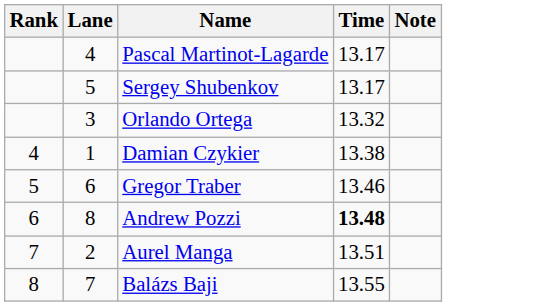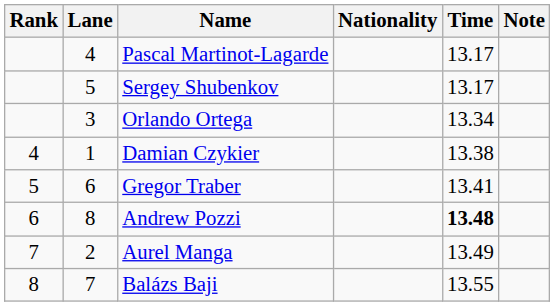+ column: (388, 20)
(361, 119) 13.32 -> (470, 119) 13.34
(361, 185) 13.46 -> (470, 185) 13.41
(361, 251) 13.51 -> (470, 251) 13.49
